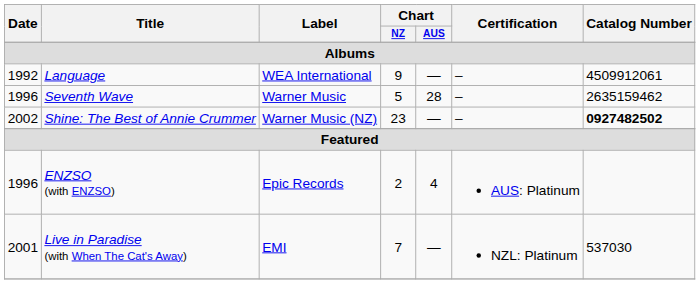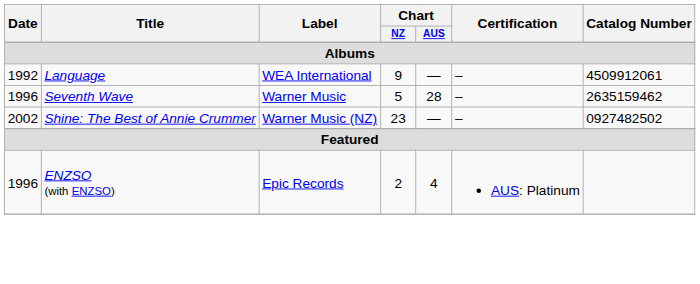(624, 118) bold -> (624, 118) normal
- row: (116, 247)
